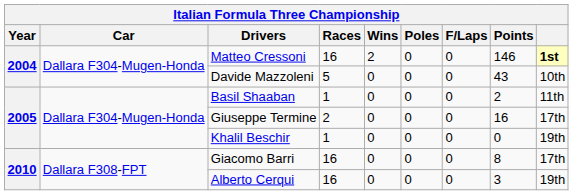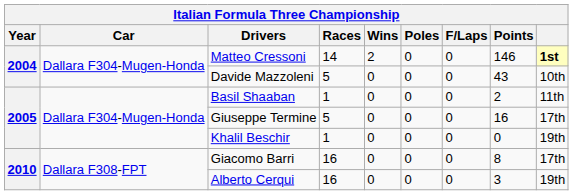(330, 56) 16 -> (330, 56) 14
(326, 117) 2 -> (326, 117) 5
